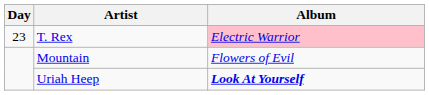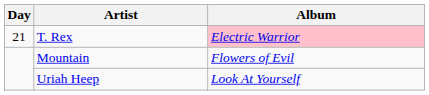(19, 36) 23 -> (19, 36) 21
(257, 79) bold -> (256, 79) normal
